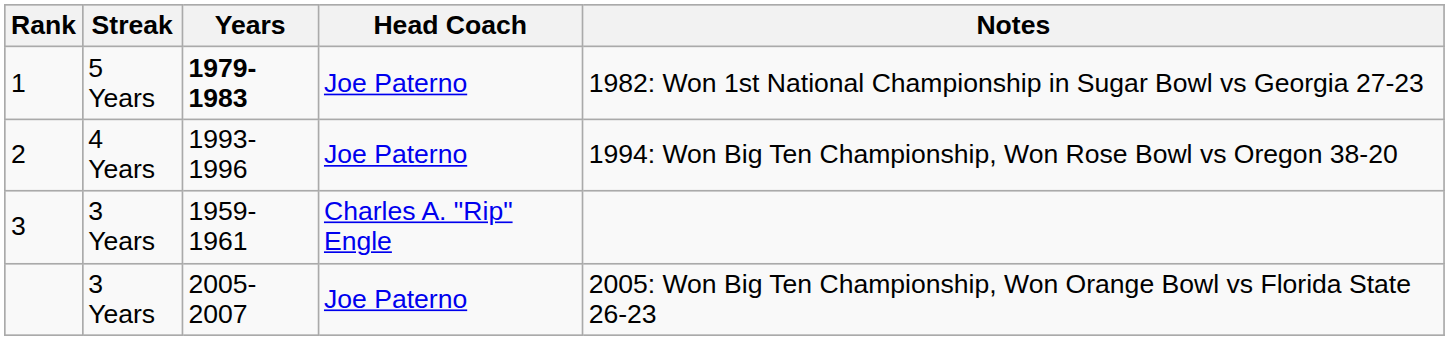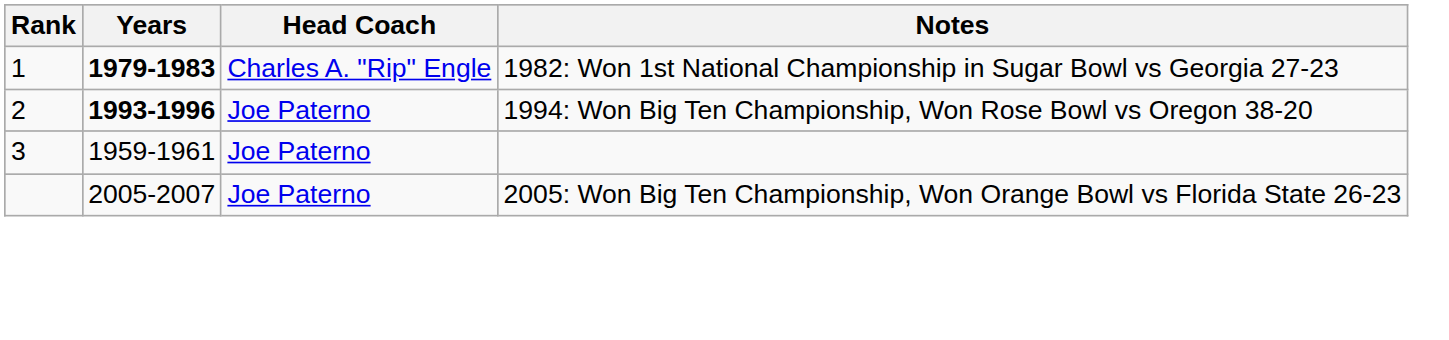- column: (132, 25)
(396, 82) Joe Paterno -> (359, 67) Charles A. "Rip" Engle
(222, 154) normal -> (152, 109) bold
(418, 226) Charles A. "Rip" Engle -> (299, 151) Joe Paterno
